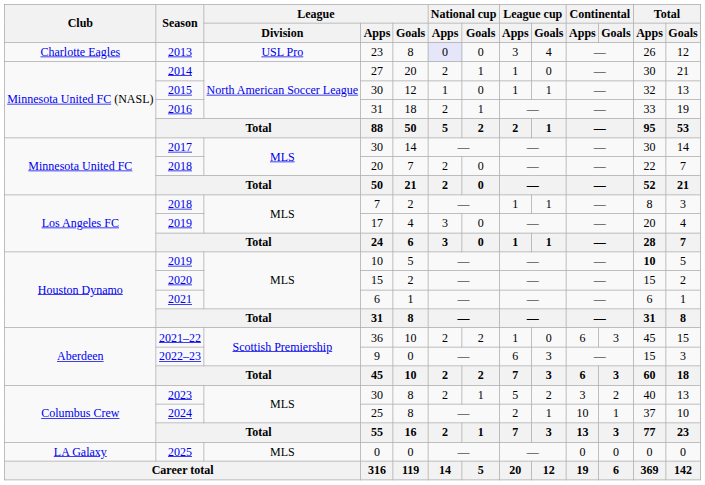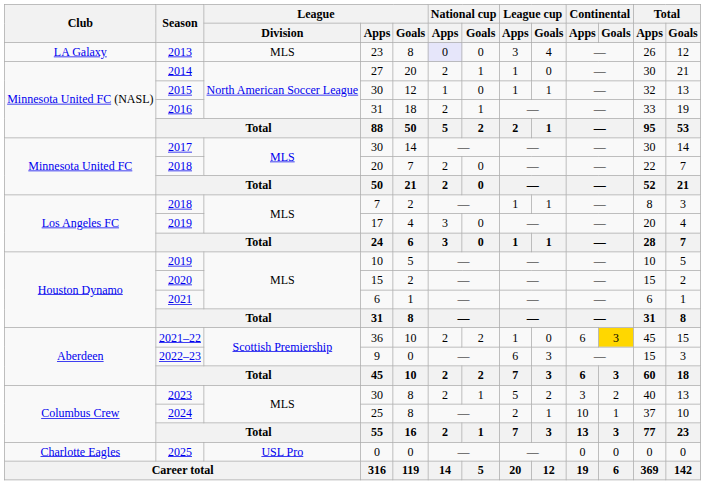(80, 52) Charlotte Eagles -> (80, 52) LA Galaxy
(282, 52) USL Pro -> (282, 52) MLS
(649, 261) bold -> (649, 261) normal
(616, 337) no background -> (616, 337) gold background
(80, 451) LA Galaxy -> (80, 451) Charlotte Eagles
(282, 451) MLS -> (282, 451) USL Pro
